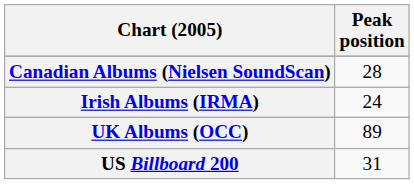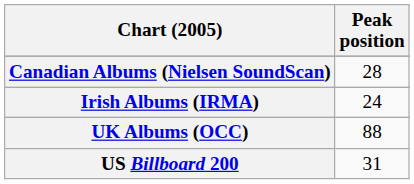(372, 132) 89 -> (372, 132) 88
